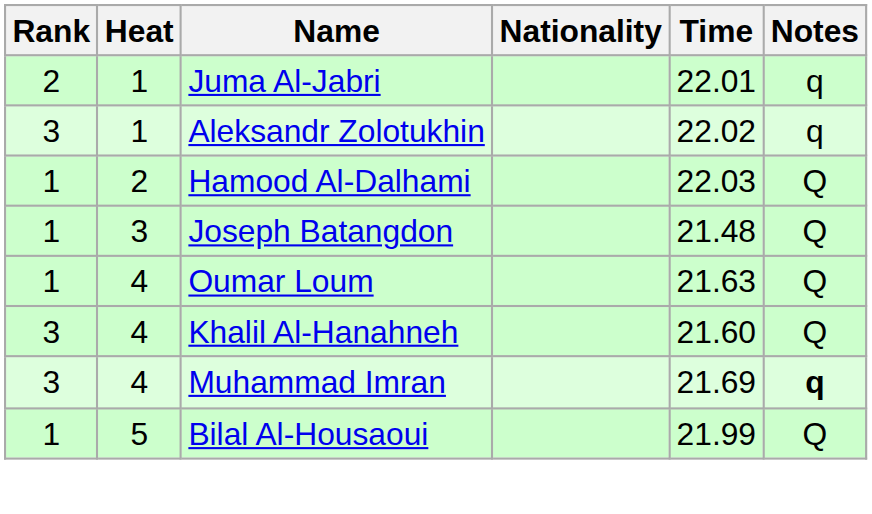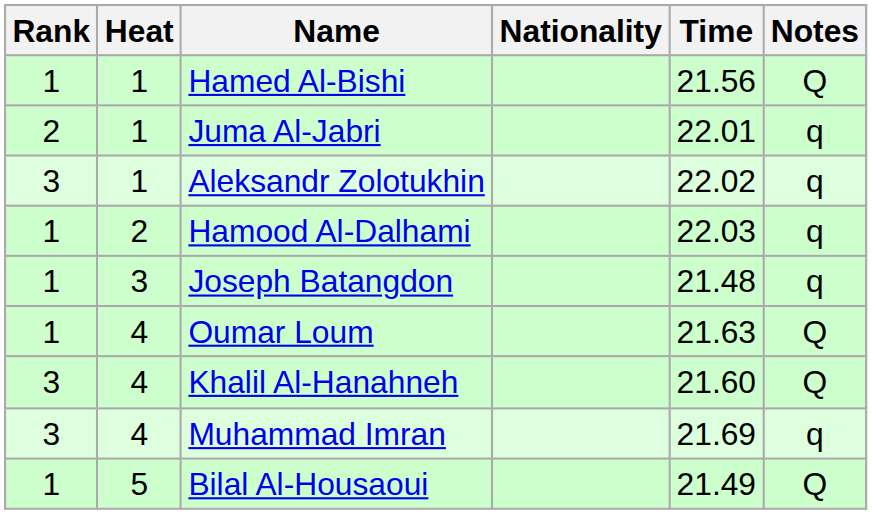+ row: (297, 81)
(815, 181) Q -> (815, 232) q
(815, 232) Q -> (815, 282) q
(815, 382) bold -> (815, 433) normal
(716, 433) 21.99 -> (716, 483) 21.49
